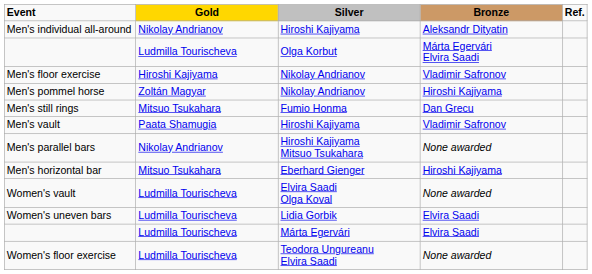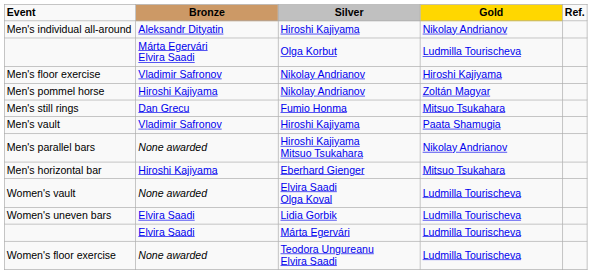columns swapped: (207, 12) <-> (491, 12)
